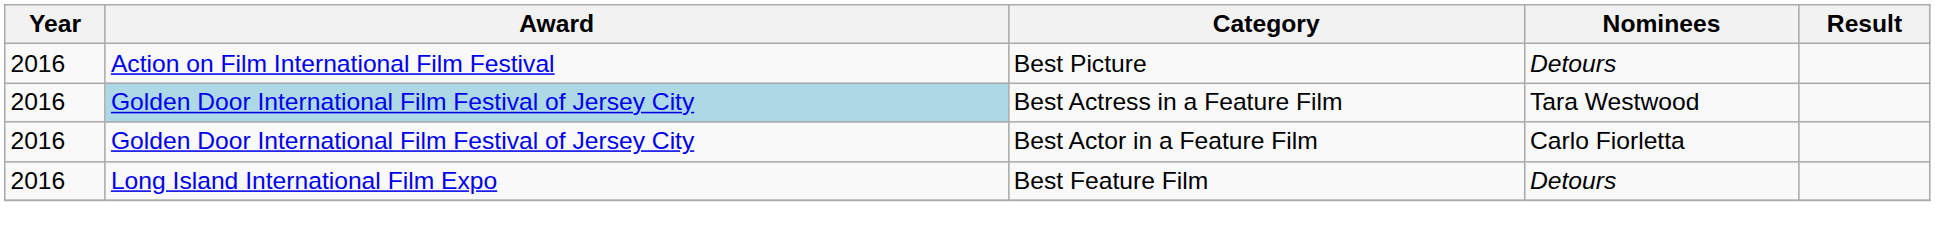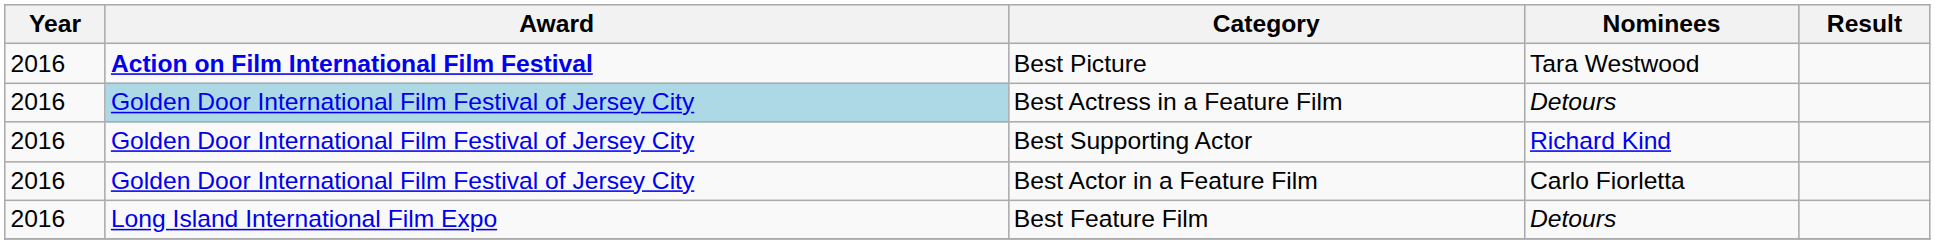(333, 63) normal -> (352, 63) bold
(1573, 63) Detours -> (1615, 63) Tara Westwood
(1615, 102) Tara Westwood -> (1573, 102) Detours
+ row: (1133, 141)
